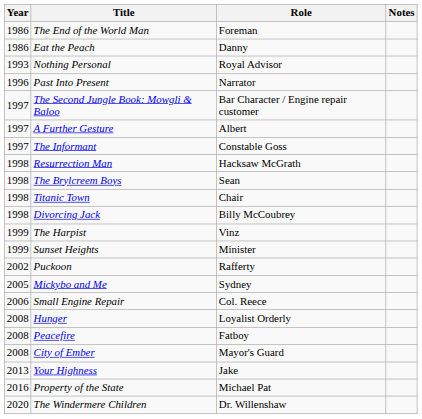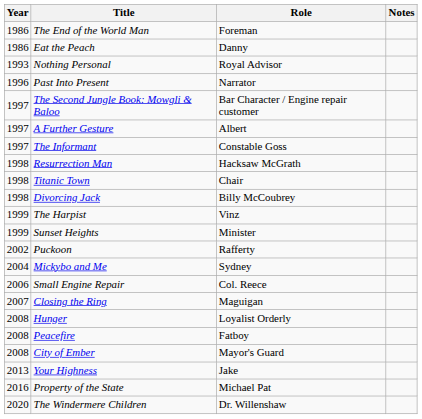- row: (78, 180)
(18, 284) 2005 -> (18, 266) 2004
+ row: (70, 301)
